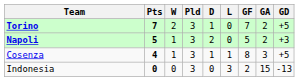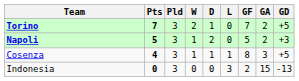columns swapped: (193, 12) <-> (174, 12)
